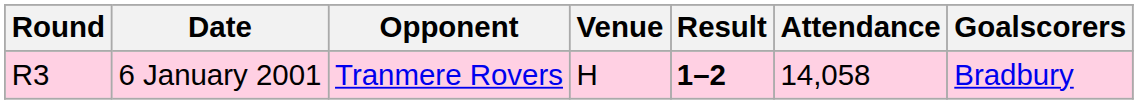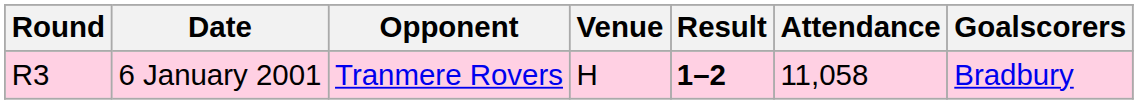(825, 74) 14,058 -> (824, 74) 11,058
